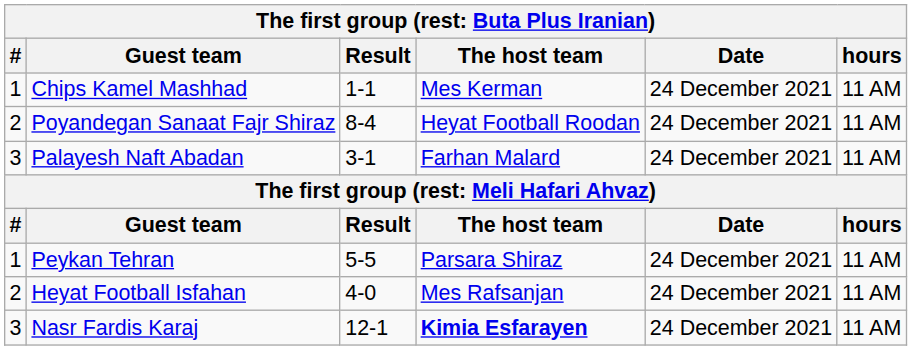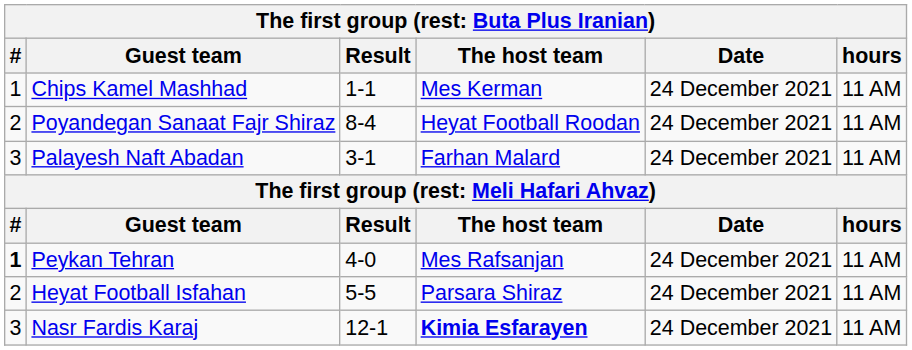(16, 259) normal -> (16, 259) bold
(361, 259) 5-5 -> (361, 259) 4-0
(492, 259) Parsara Shiraz -> (492, 259) Mes Rafsanjan
(361, 293) 4-0 -> (361, 293) 5-5
(492, 293) Mes Rafsanjan -> (492, 293) Parsara Shiraz
